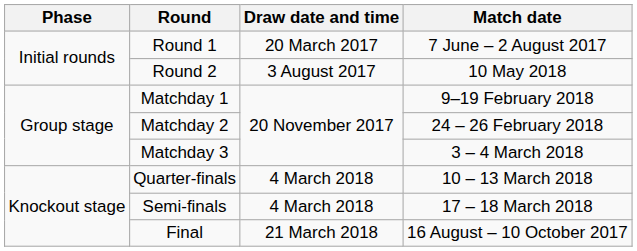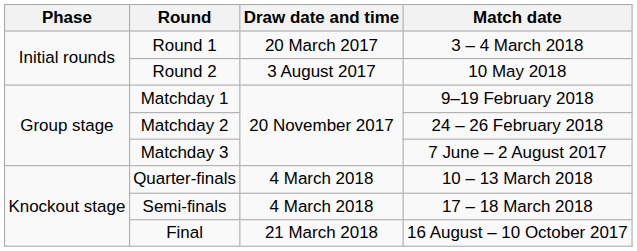(517, 44) 7 June – 2 August 2017 -> (517, 44) 3 – 4 March 2018
(517, 152) 3 – 4 March 2018 -> (517, 152) 7 June – 2 August 2017
